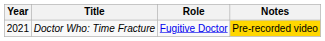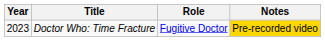(18, 28) 2021 -> (18, 28) 2023
